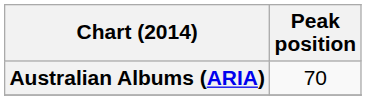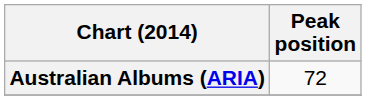(315, 77) 70 -> (315, 77) 72
